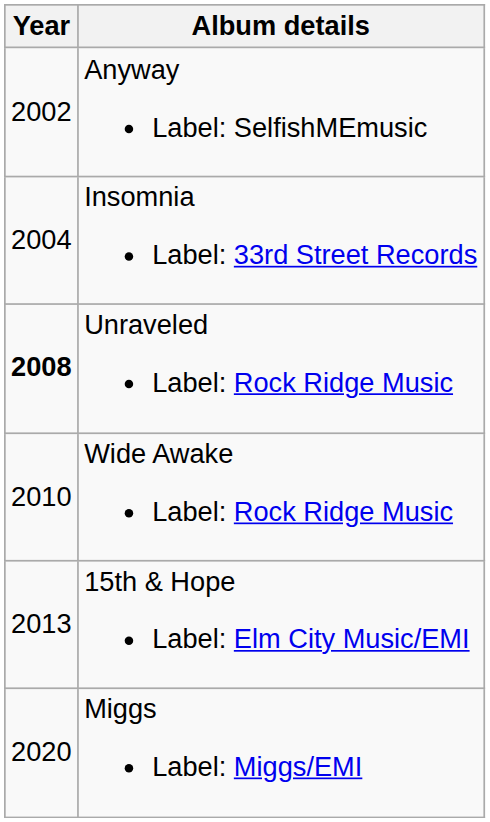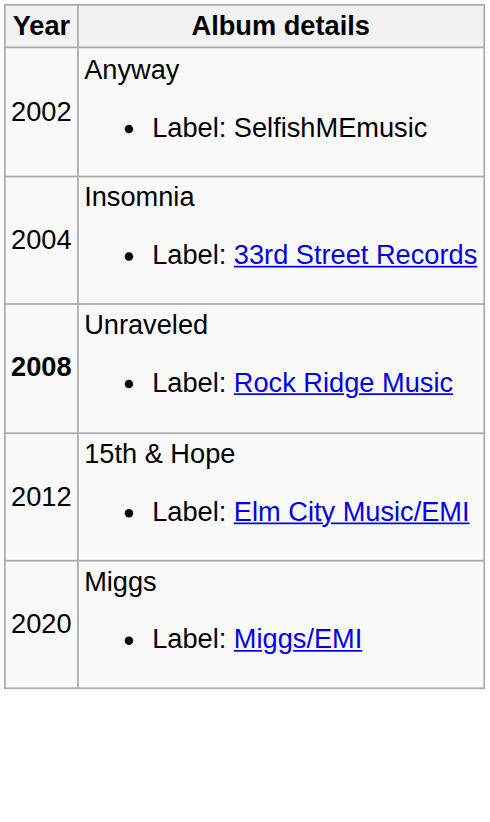- row: (281, 483)
(41, 624) 2013 -> (41, 496) 2012
